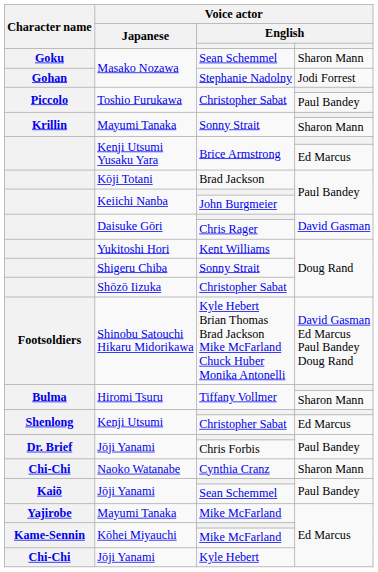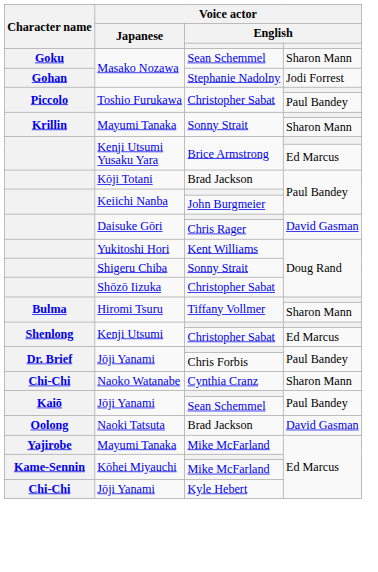- row: (145, 340)
+ row: (131, 425)
